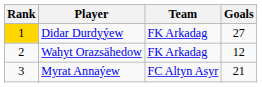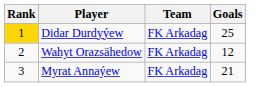(239, 33) 27 -> (228, 33) 25
(183, 71) FC Altyn Asyr -> (177, 71) FK Arkadag
